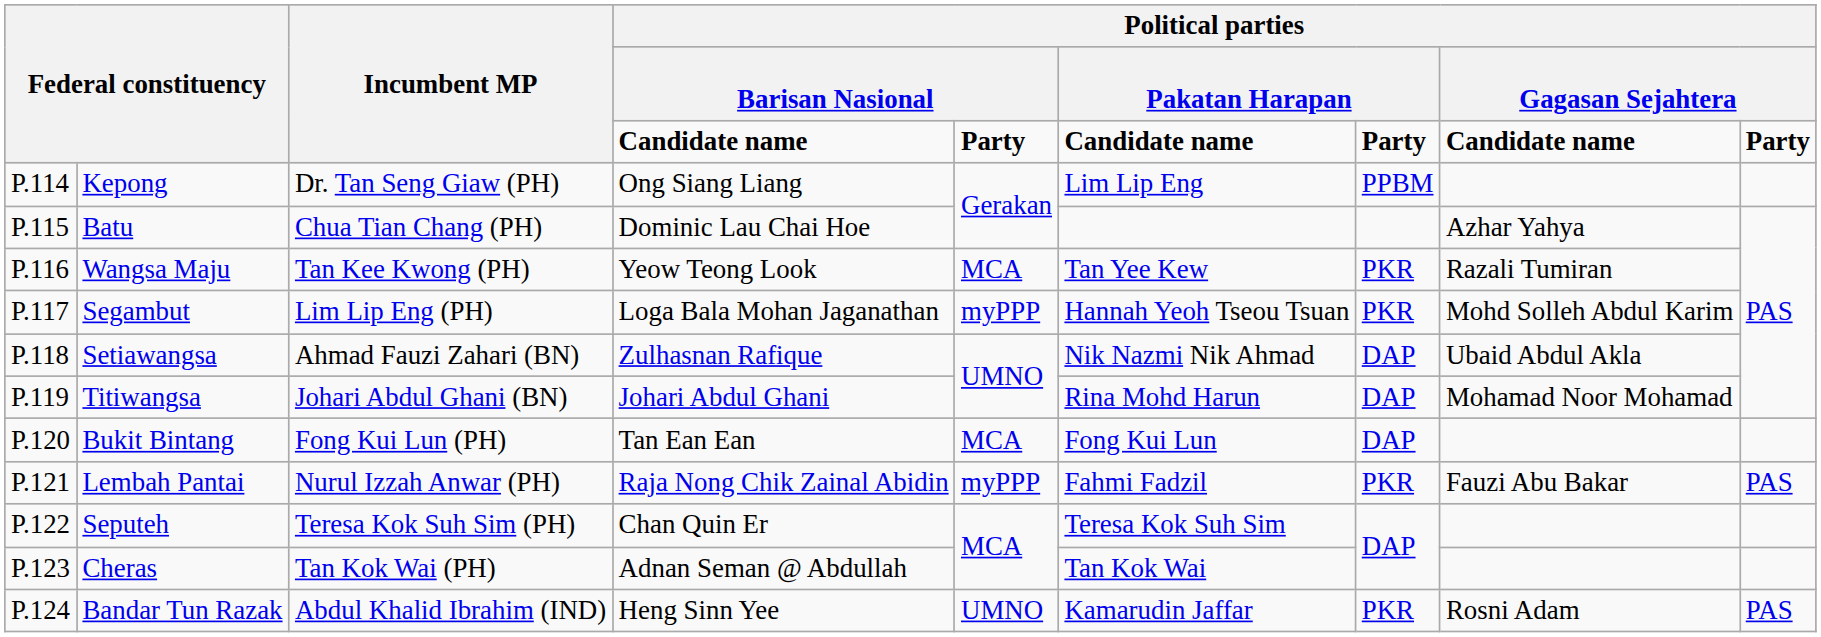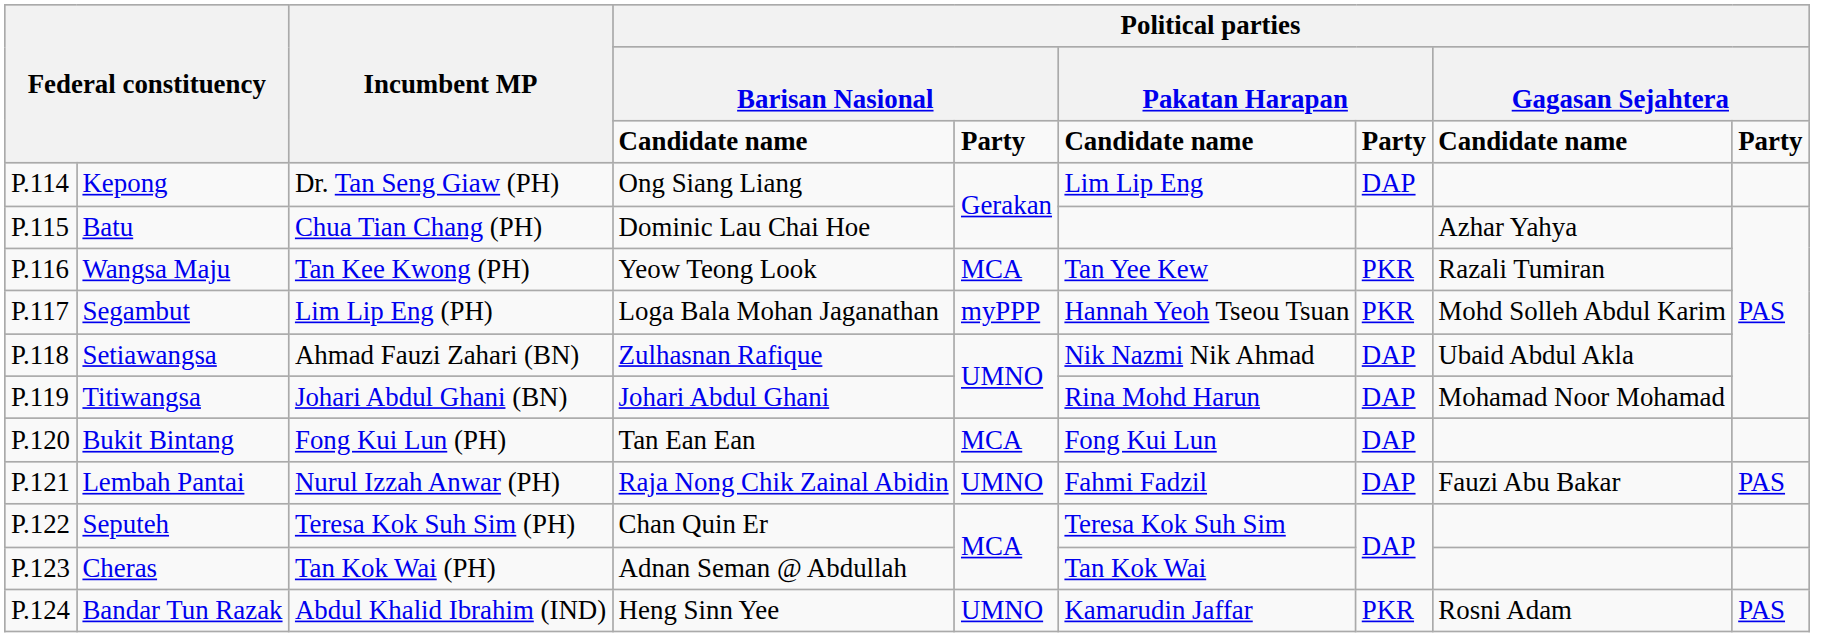(1398, 183) PPBM -> (1389, 183) DAP
(1001, 482) myPPP -> (1002, 482) UMNO
(1388, 482) PKR -> (1389, 482) DAP
